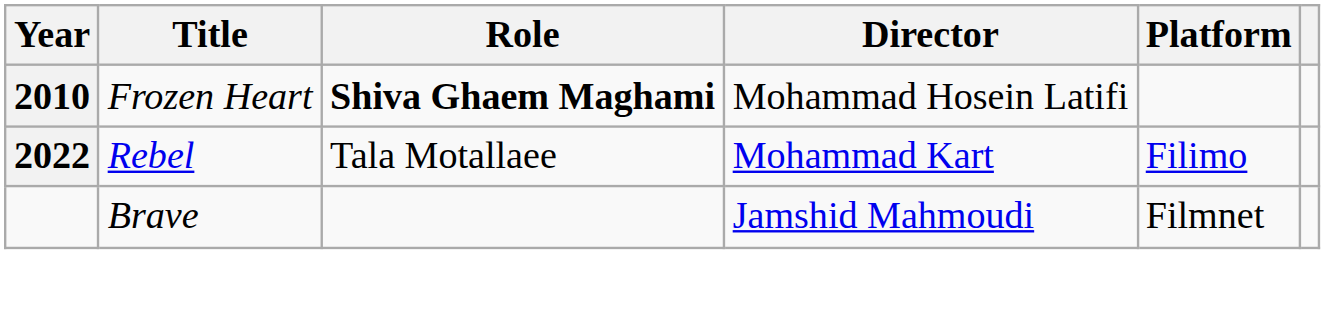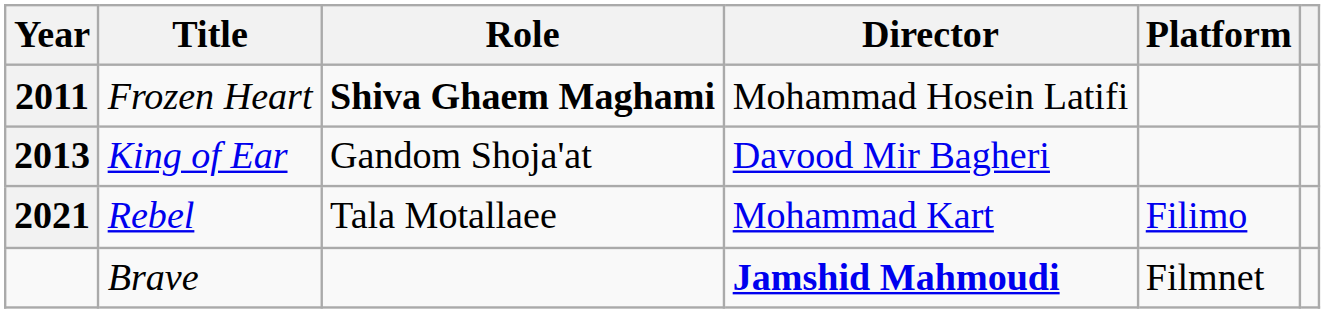(52, 95) 2010 -> (52, 95) 2011
+ row: (198, 155)
(52, 155) 2022 -> (52, 215) 2021
(883, 215) normal -> (896, 276) bold
